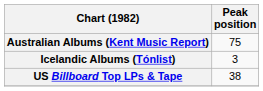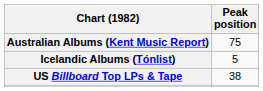(235, 59) 3 -> (235, 59) 5
